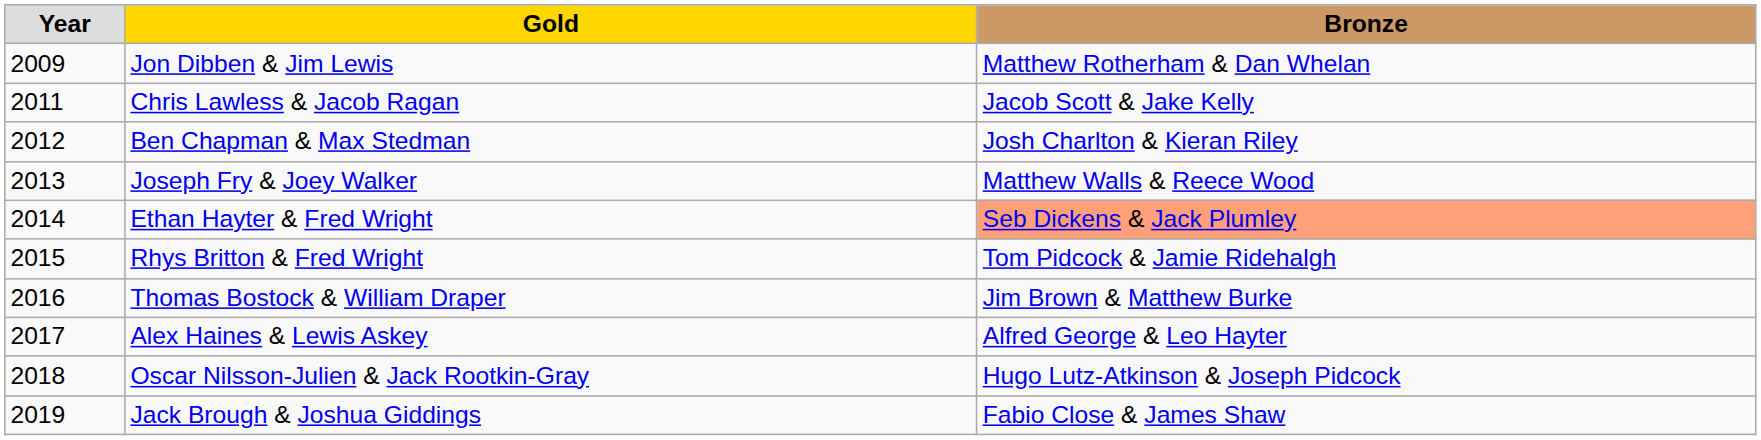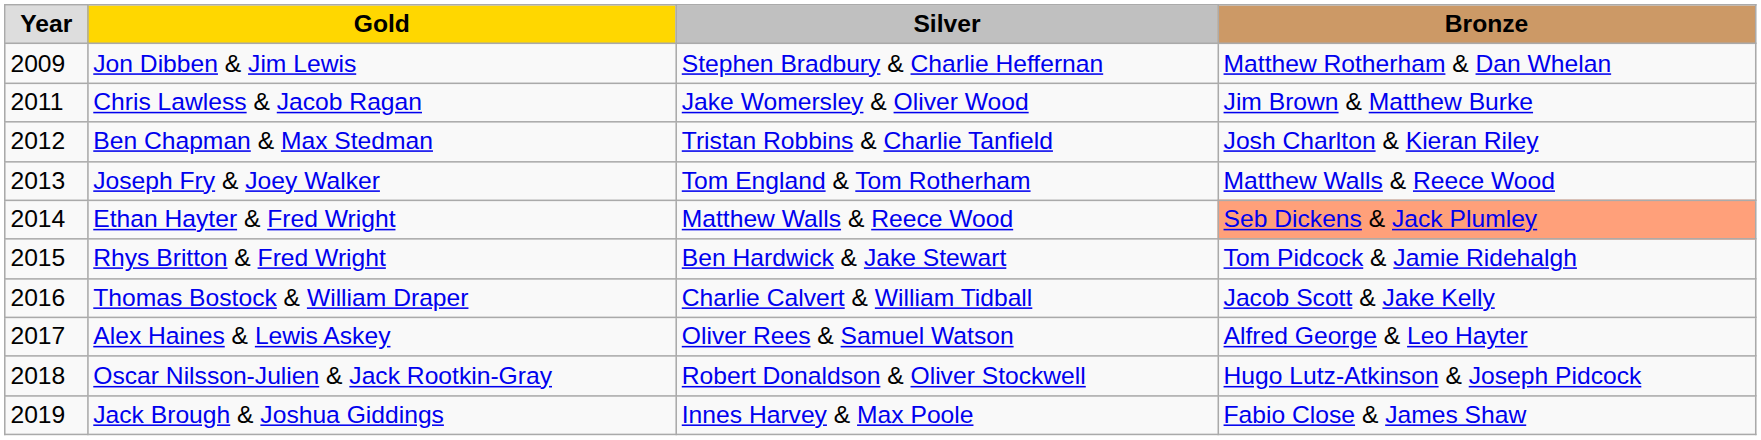+ column: (947, 24)
(1118, 102) Jacob Scott & Jake Kelly -> (1378, 102) Jim Brown & Matthew Burke
(1137, 297) Jim Brown & Matthew Burke -> (1359, 297) Jacob Scott & Jake Kelly
